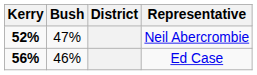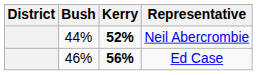columns swapped: (114, 15) <-> (26, 15)
(67, 37) 47% -> (79, 37) 44%
